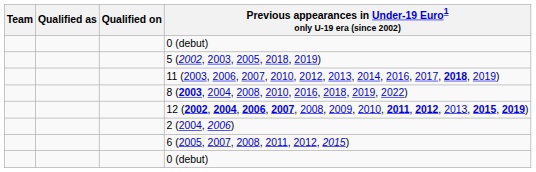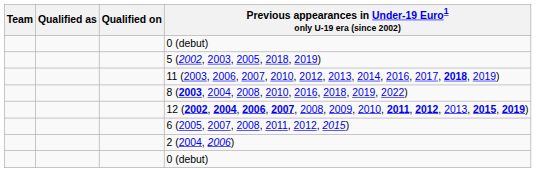rows swapped: (20, 143) <-> (20, 126)
